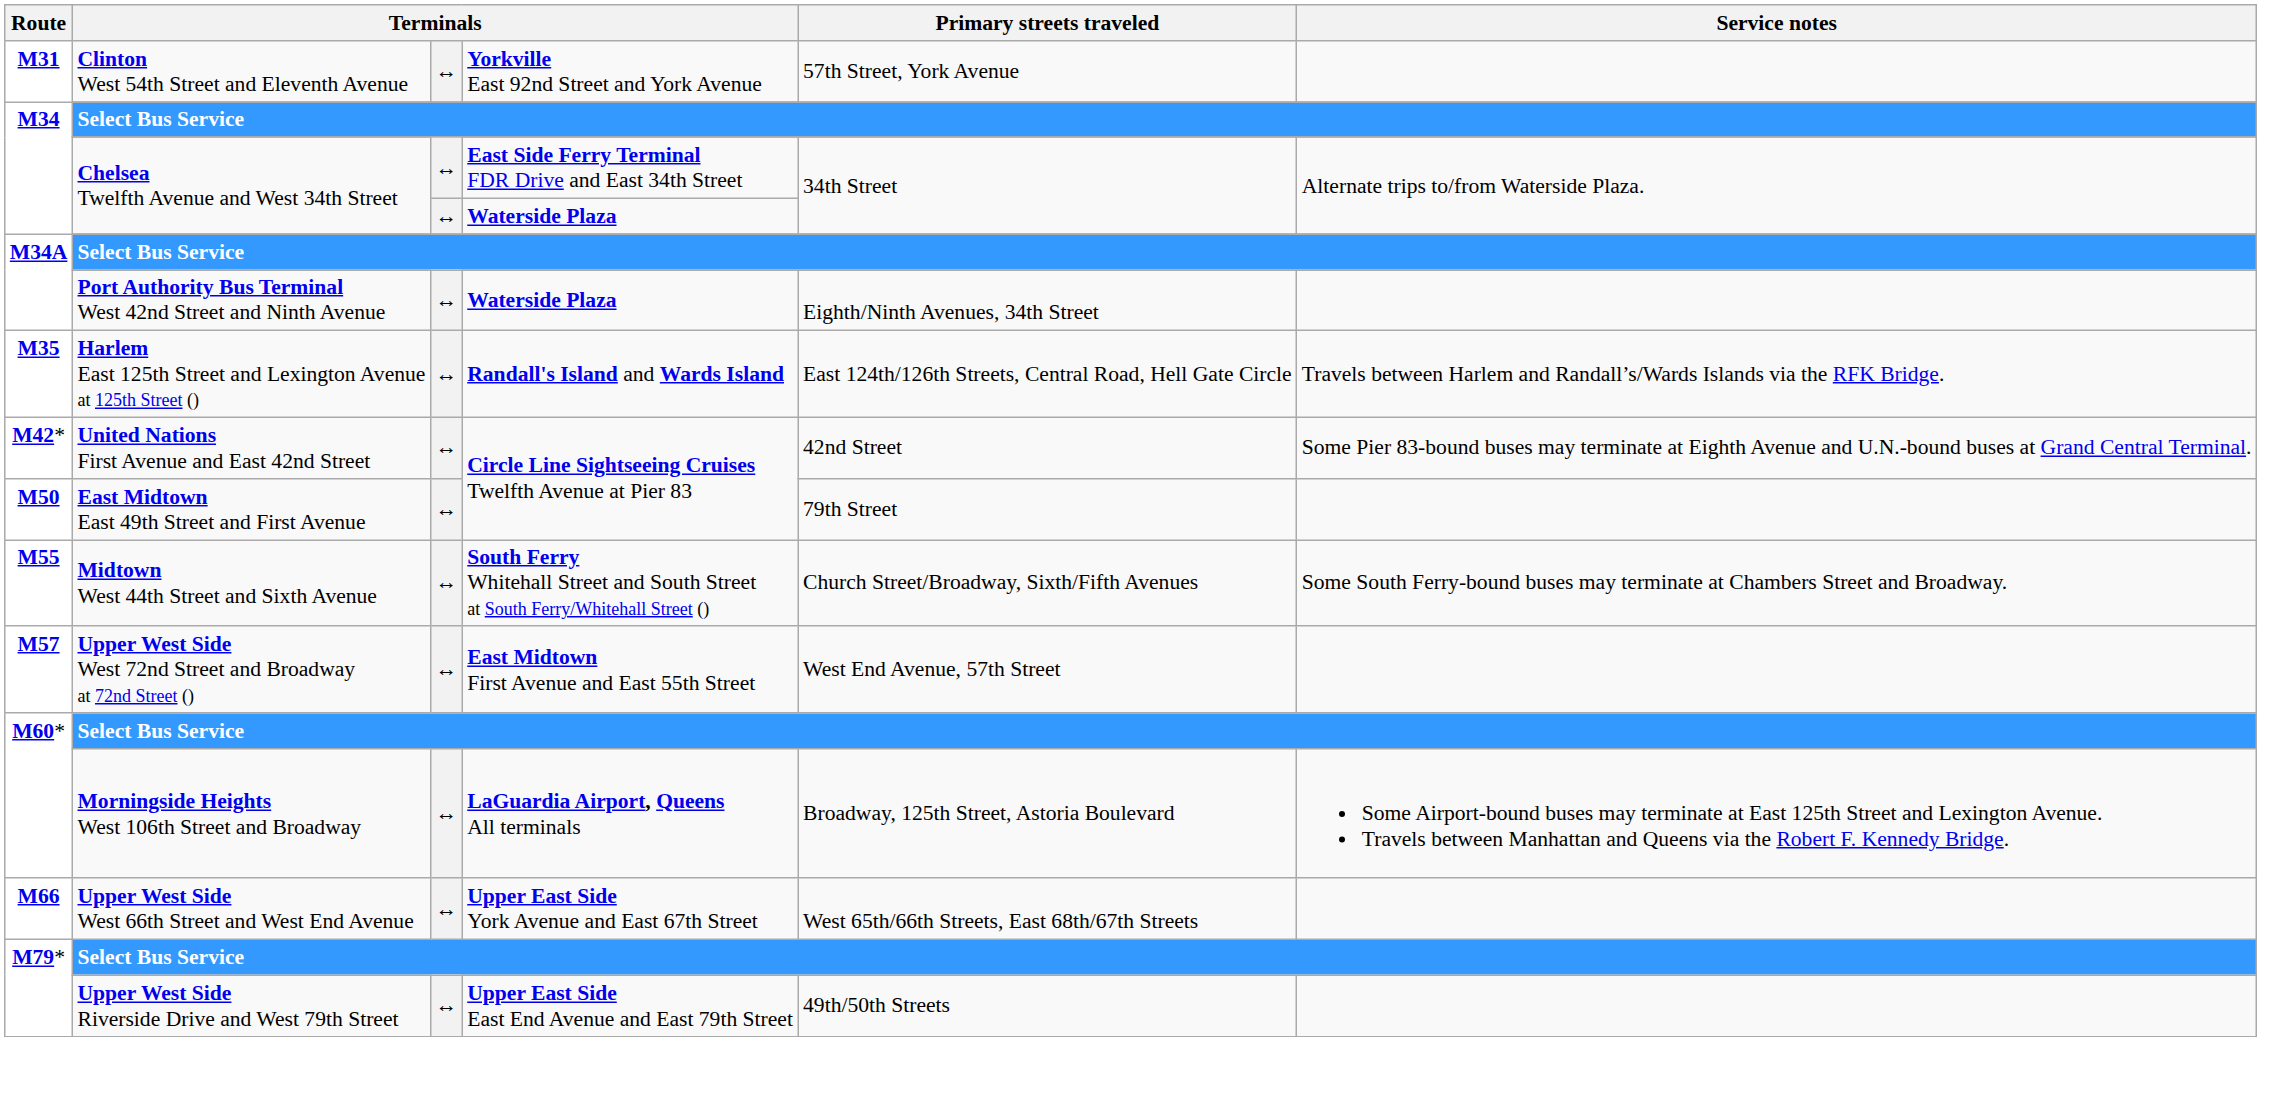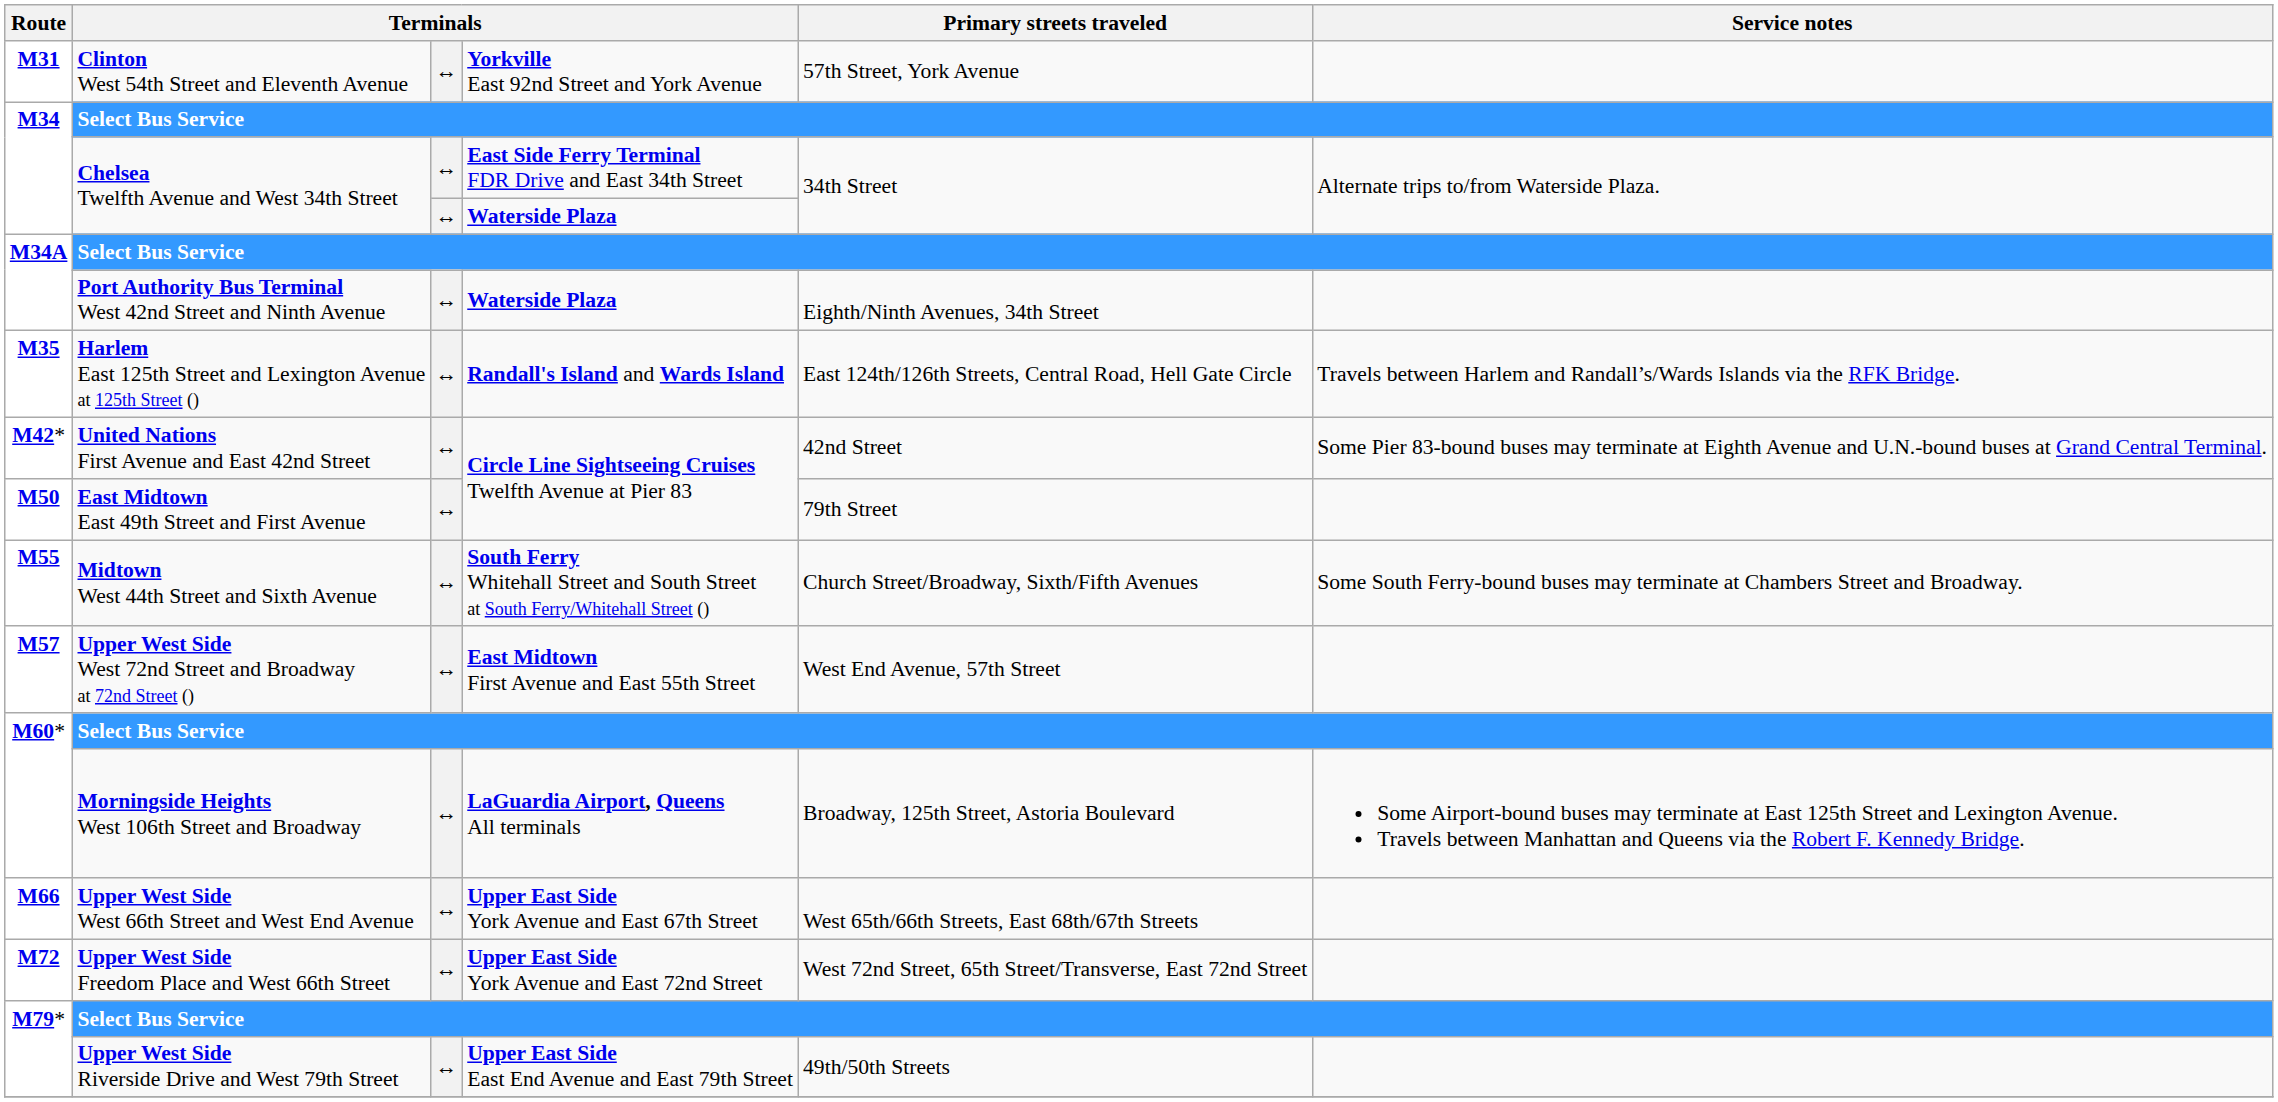+ row: (39, 958)
